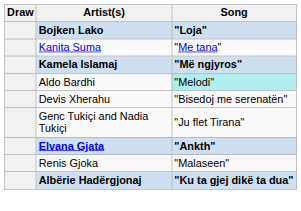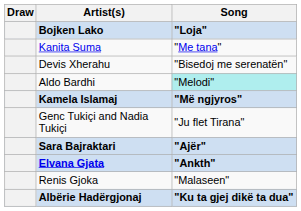rows swapped: (74, 99) <-> (78, 64)
+ row: (77, 146)
